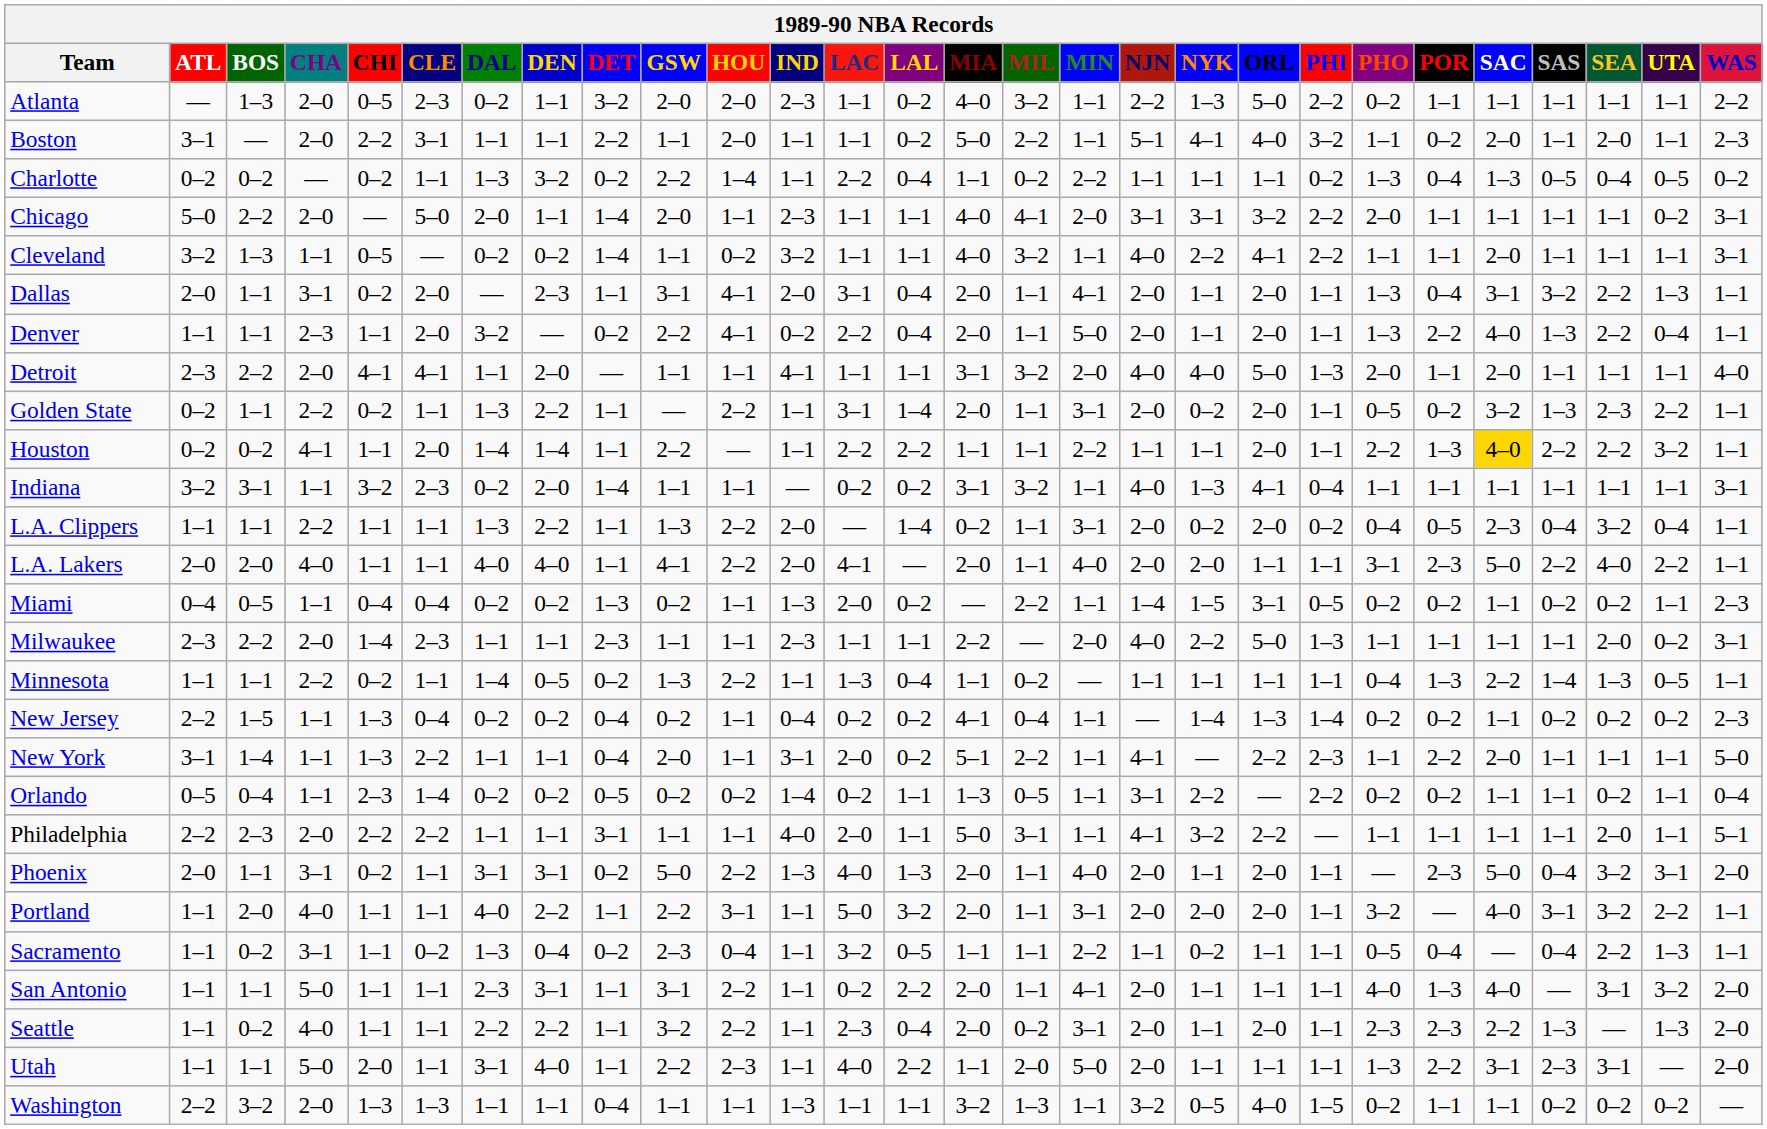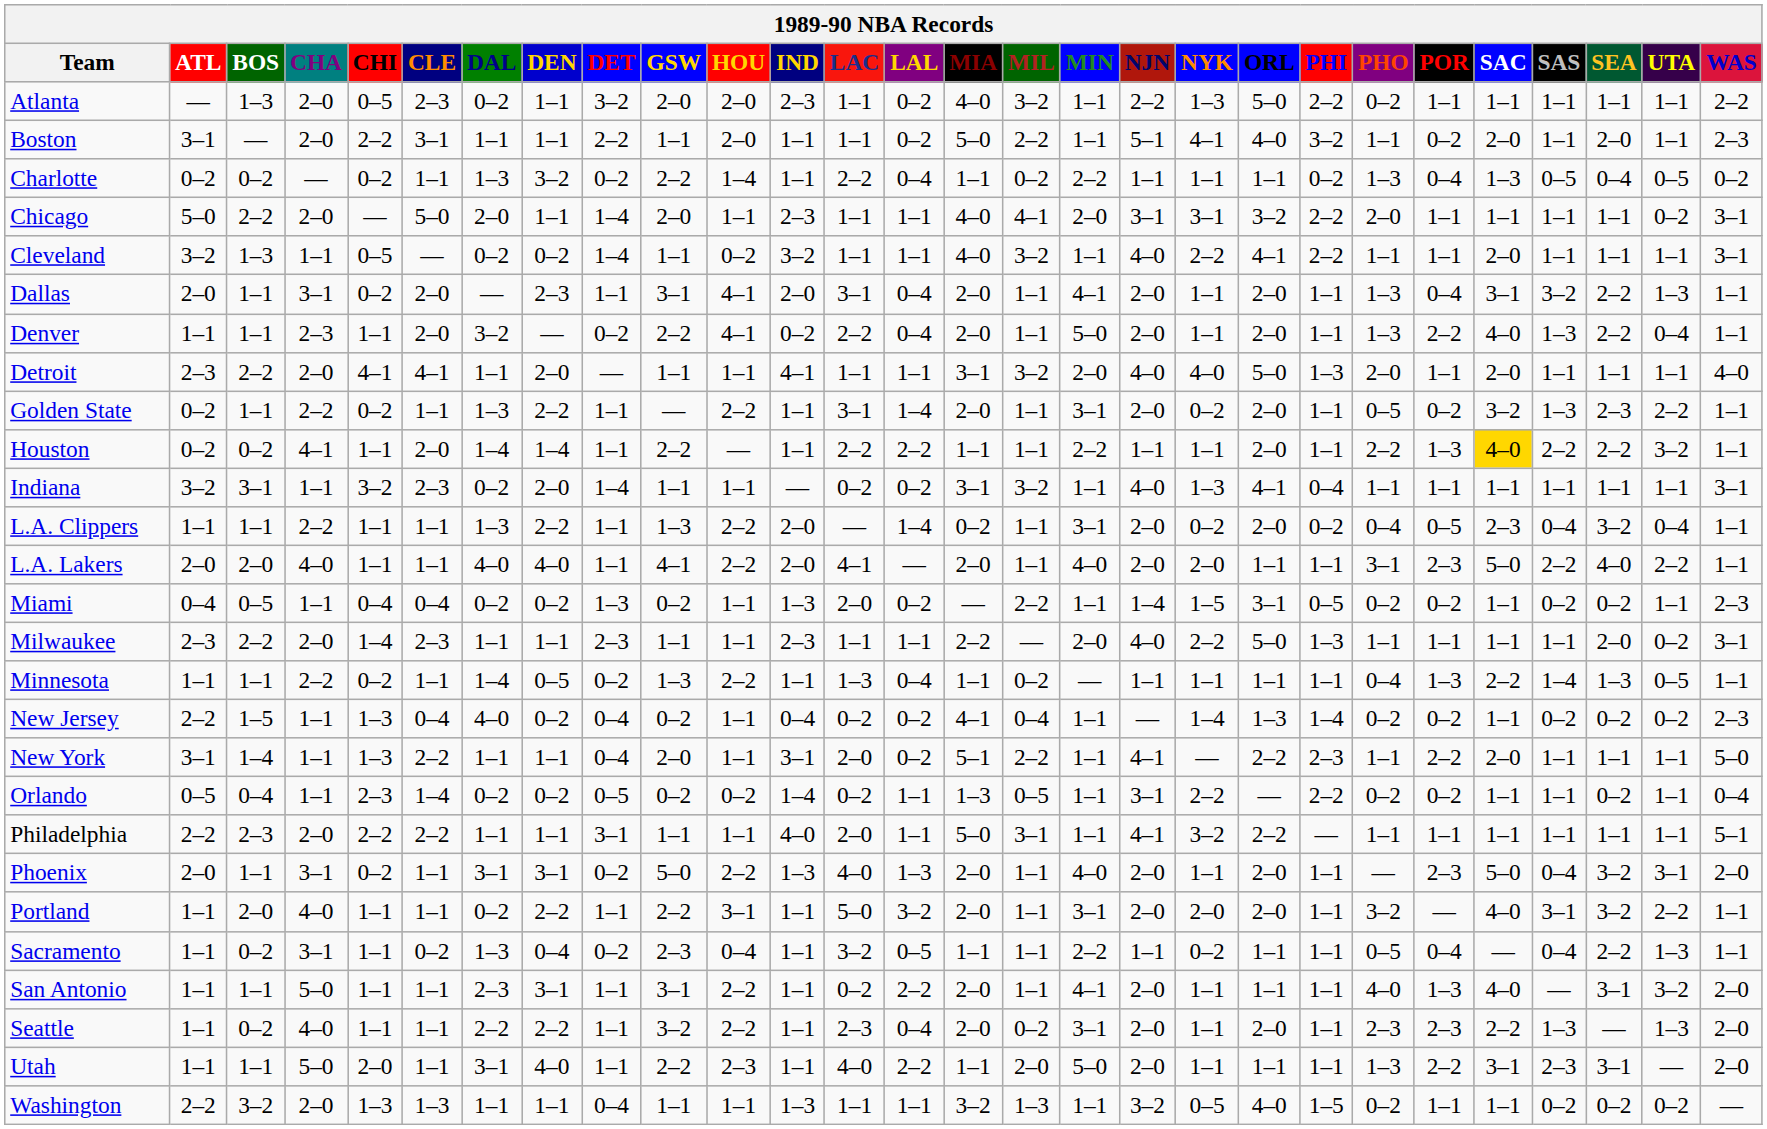(492, 718) 0–2 -> (492, 718) 4–0
(1614, 834) 2–0 -> (1614, 834) 1–1
(492, 911) 4–0 -> (492, 911) 0–2
